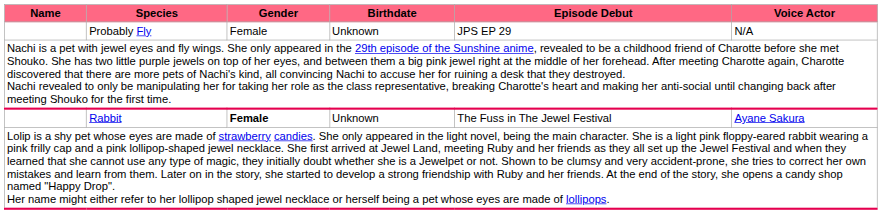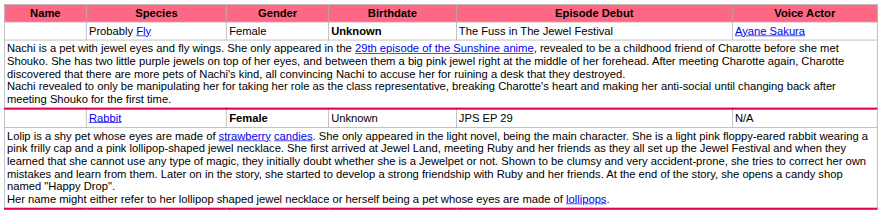(355, 31) normal -> (356, 31) bold
(484, 31) JPS EP 29 -> (536, 31) The Fuss in The Jewel Festival
(744, 31) N/A -> (770, 31) Ayane Sakura
(534, 118) The Fuss in The Jewel Festival -> (486, 118) JPS EP 29
(770, 118) Ayane Sakura -> (744, 118) N/A
